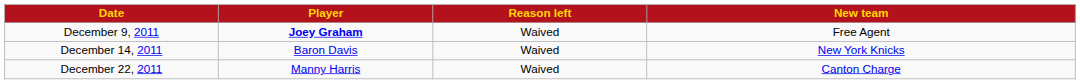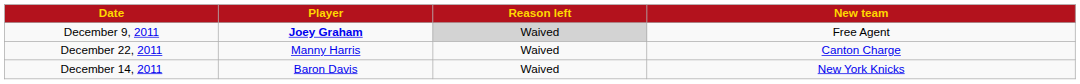(540, 32) no background -> (540, 32) lightgrey background
rows swapped: (111, 50) <-> (111, 69)
